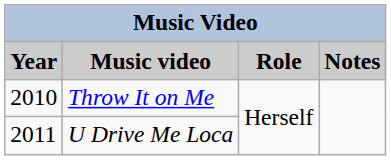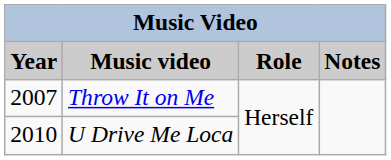(34, 97) 2010 -> (34, 97) 2007
(33, 135) 2011 -> (34, 135) 2010
